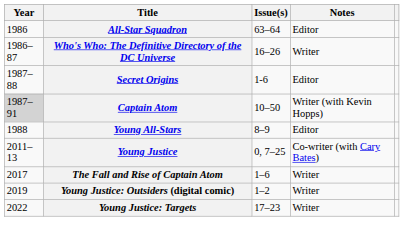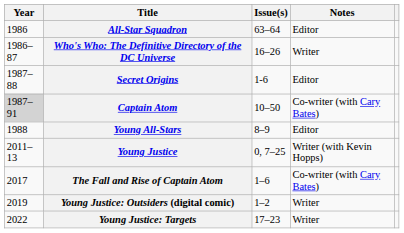(332, 107) Writer (with Kevin Hopps) -> (336, 107) Co-writer (with Cary Bates)
(336, 152) Co-writer (with Cary Bates) -> (332, 152) Writer (with Kevin Hopps)
(306, 175) Writer -> (336, 180) Co-writer (with Cary Bates)
